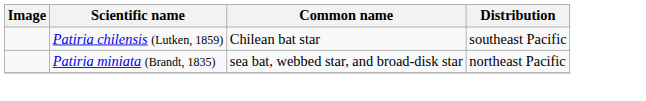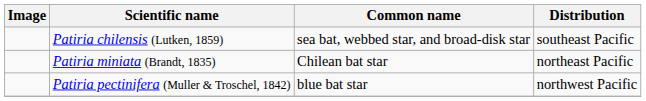(275, 38) Chilean bat star -> (414, 38) sea bat, webbed star, and broad-disk star
(346, 61) sea bat, webbed star, and broad-disk star -> (342, 61) Chilean bat star
+ row: (172, 84)
